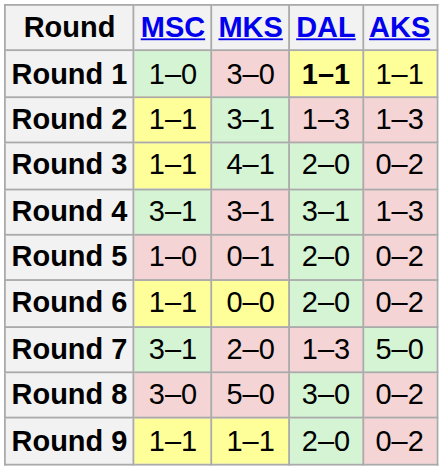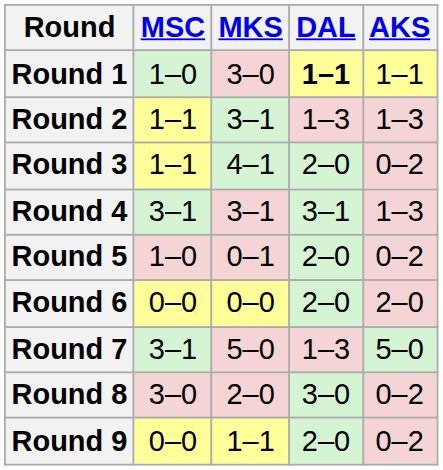(173, 303) 1–1 -> (173, 303) 0–0
(400, 303) 0–2 -> (400, 303) 2–0
(251, 348) 2–0 -> (251, 348) 5–0
(251, 394) 5–0 -> (251, 394) 2–0
(173, 440) 1–1 -> (173, 440) 0–0
